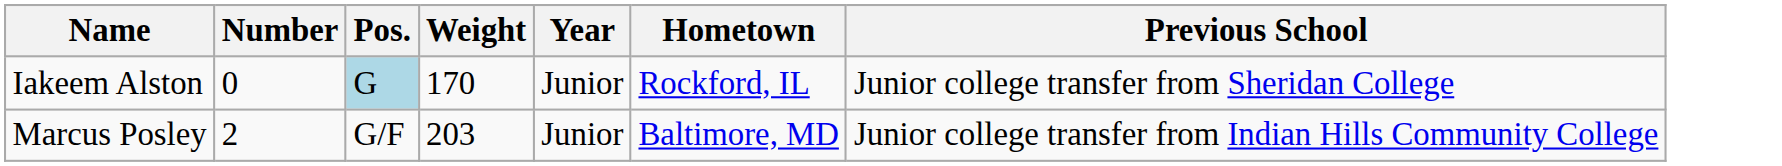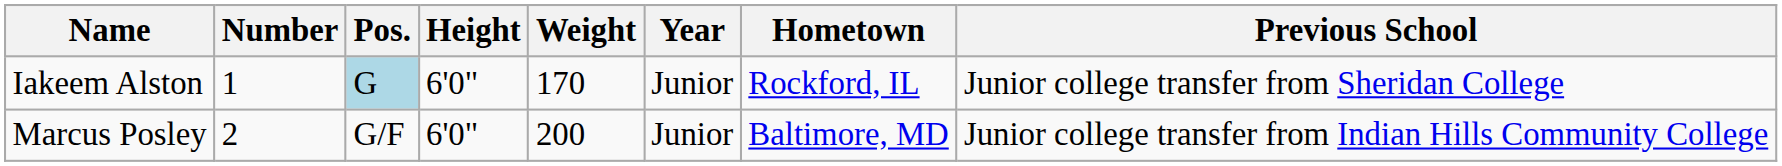+ column: (473, 30)
(230, 82) 0 -> (230, 82) 1
(451, 134) 203 -> (560, 134) 200
